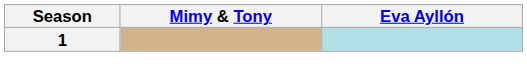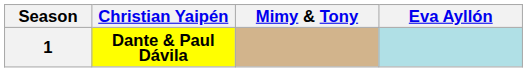+ column: (163, 16)
